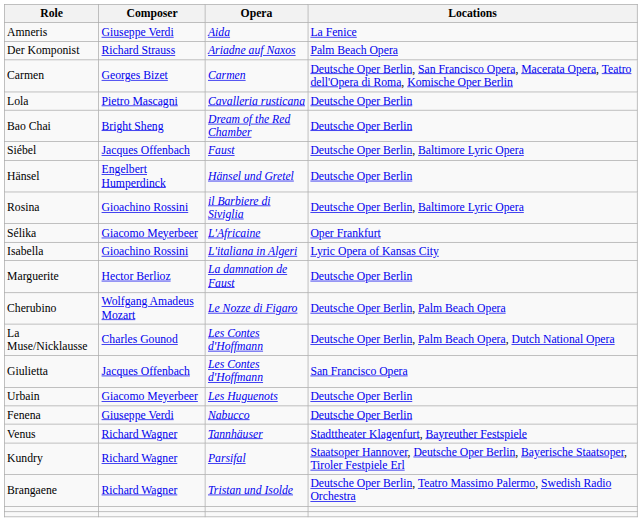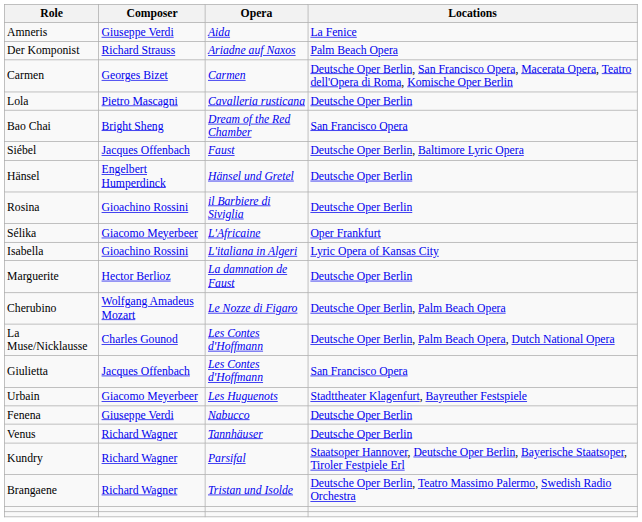(361, 126) Deutsche Oper Berlin -> (359, 126) San Francisco Opera
(417, 207) Deutsche Oper Berlin, Baltimore Lyric Opera -> (361, 207) Deutsche Oper Berlin
(361, 396) Deutsche Oper Berlin -> (419, 396) Stadttheater Klagenfurt, Bayreuther Festspiele
(419, 433) Stadttheater Klagenfurt, Bayreuther Festspiele -> (361, 433) Deutsche Oper Berlin
